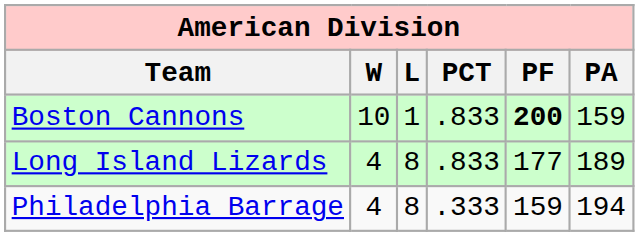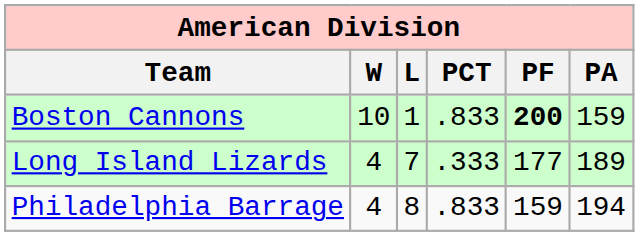(412, 163) 8 -> (412, 163) 7
(467, 163) .833 -> (467, 163) .333
(467, 208) .333 -> (467, 208) .833
